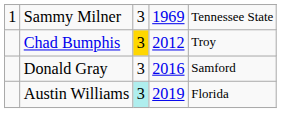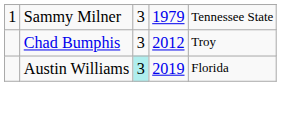(168, 17) 1969 -> (168, 17) 1979
(141, 42) gold background -> (141, 42) no background
- row: (66, 68)
